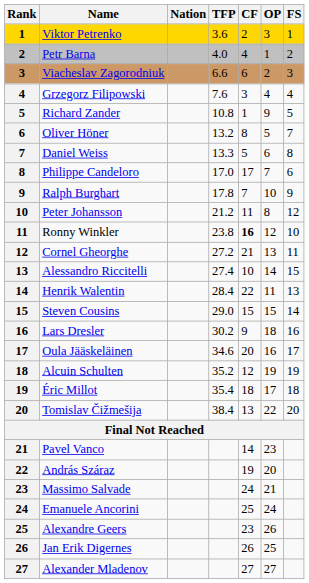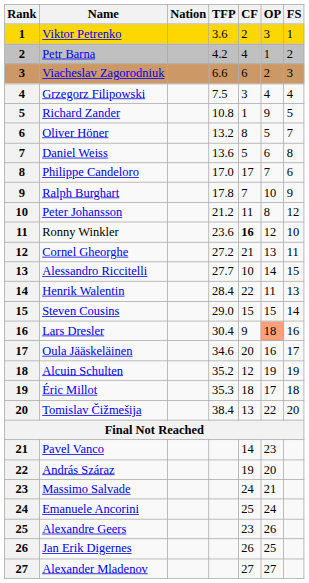(220, 53) 4.0 -> (220, 53) 4.2
(220, 93) 7.6 -> (220, 93) 7.5
(223, 152) 13.3 -> (223, 152) 13.6
(223, 232) 23.8 -> (223, 232) 23.6
(223, 271) 27.4 -> (223, 271) 27.7
(223, 331) 30.2 -> (223, 331) 30.4
(270, 331) no background -> (270, 331) lightsalmon background
(223, 390) 35.4 -> (223, 390) 35.3
